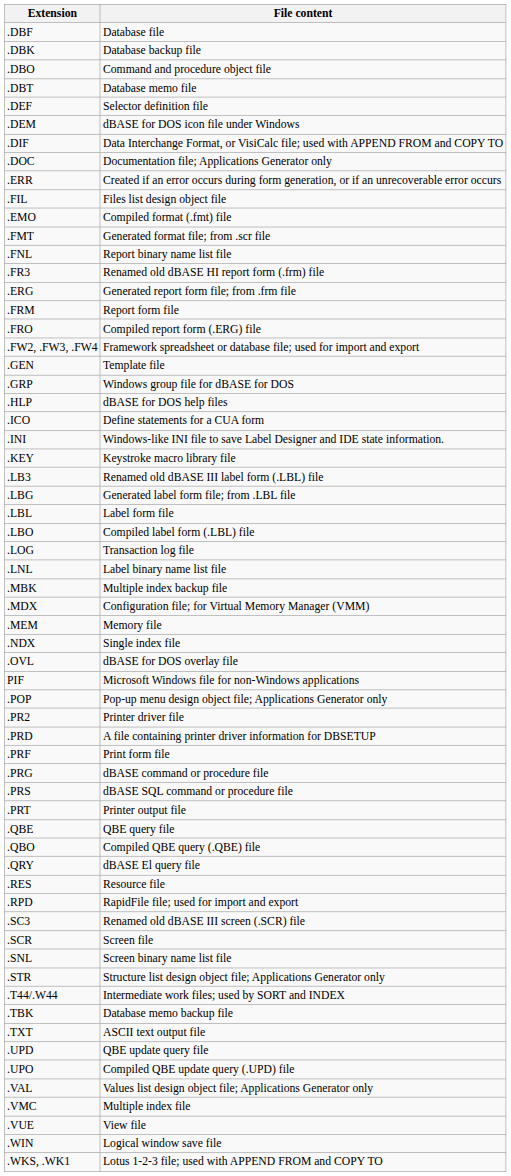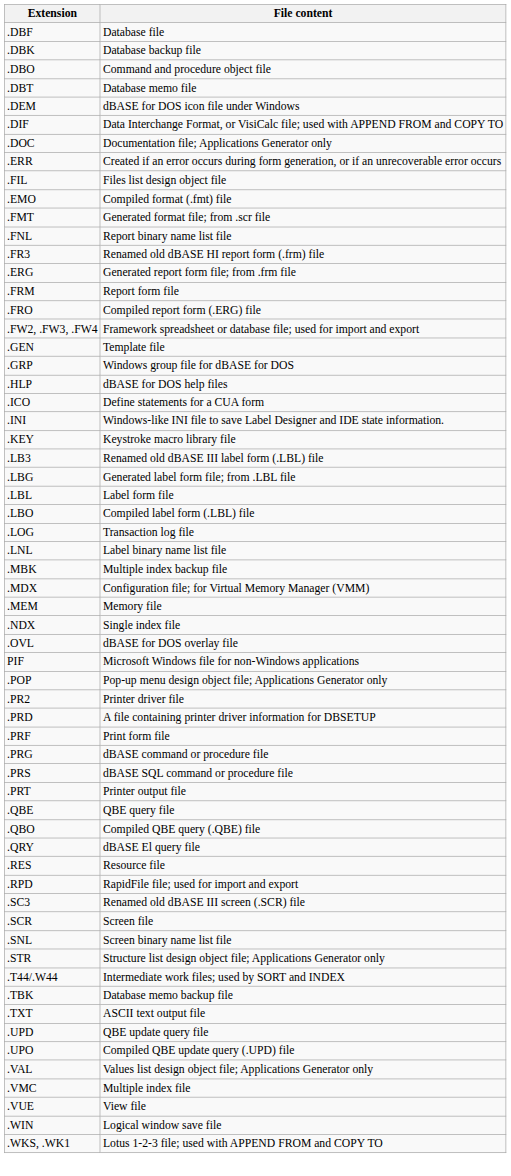- row: (20, 106)
